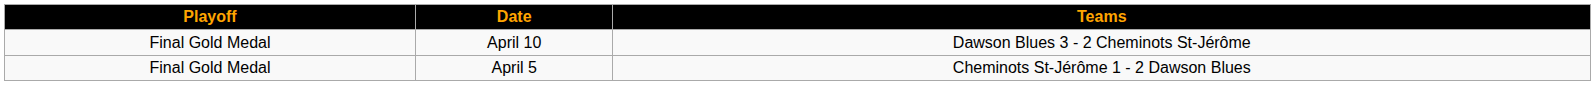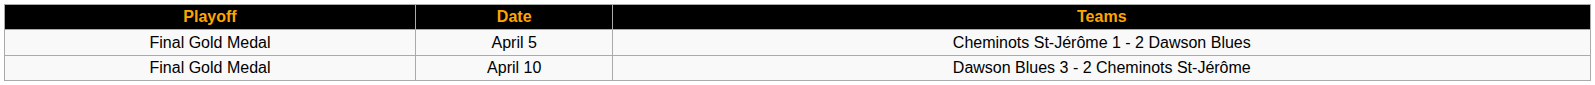rows swapped: (514, 67) <-> (514, 42)
